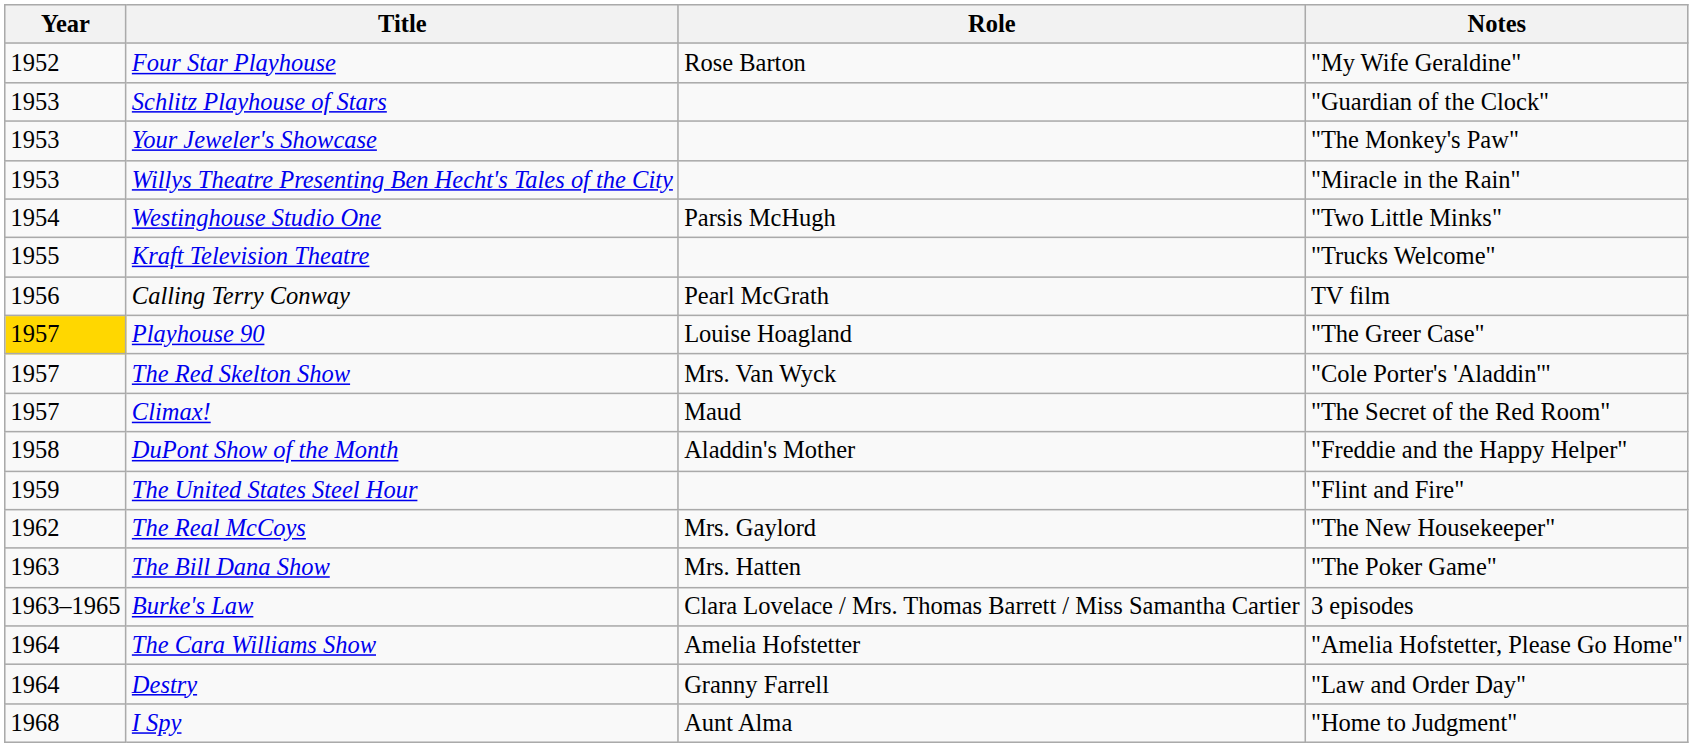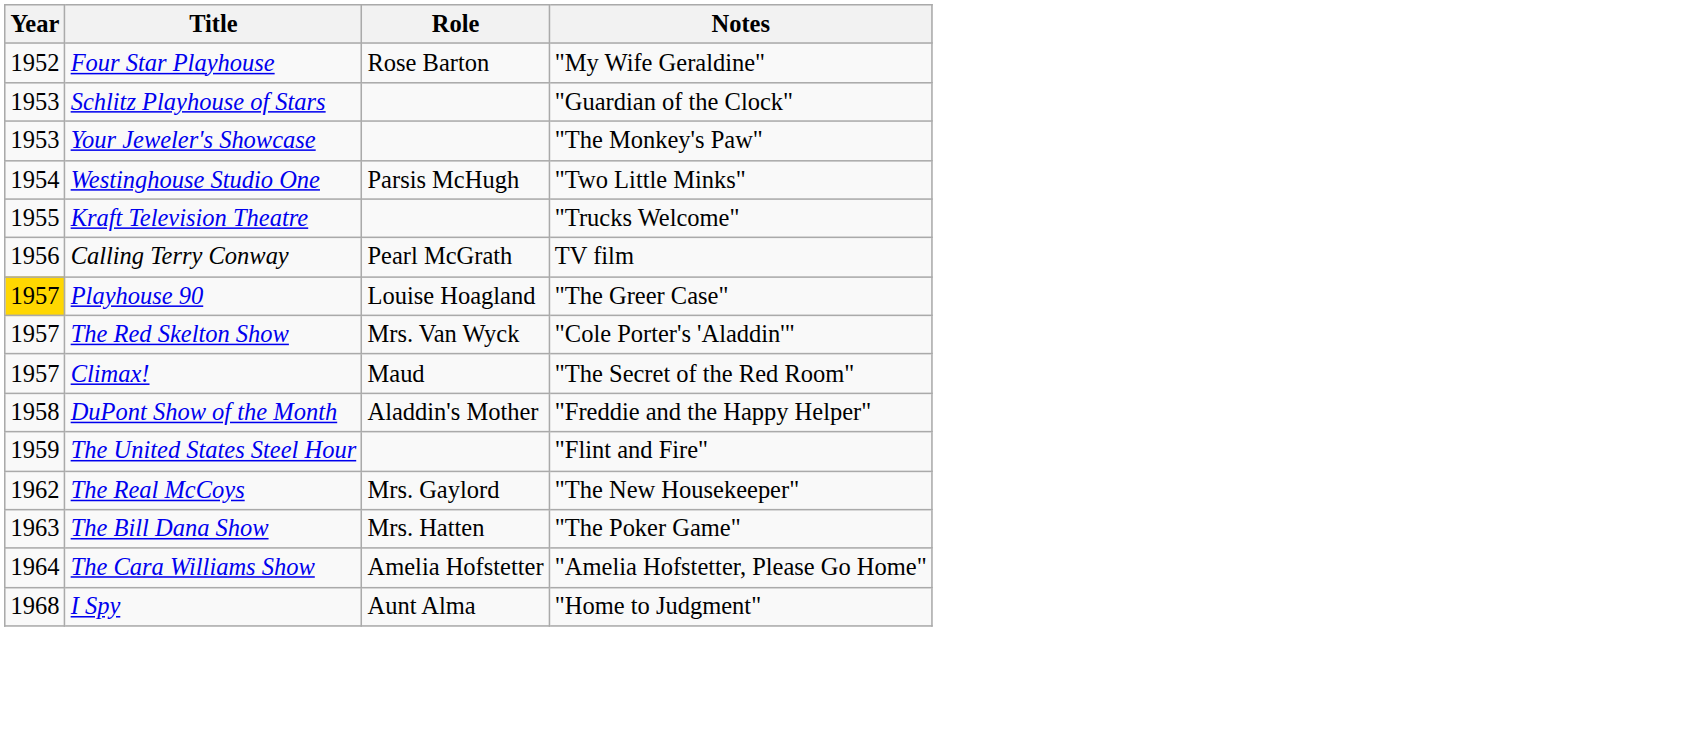- row: (402, 179)
- row: (193, 606)
- row: (164, 683)
